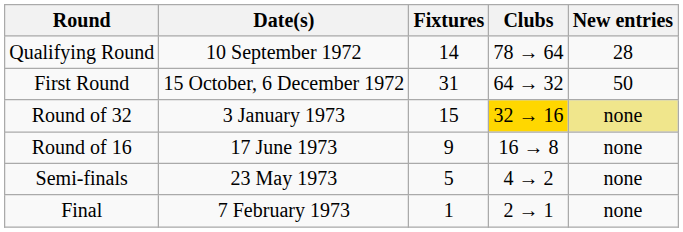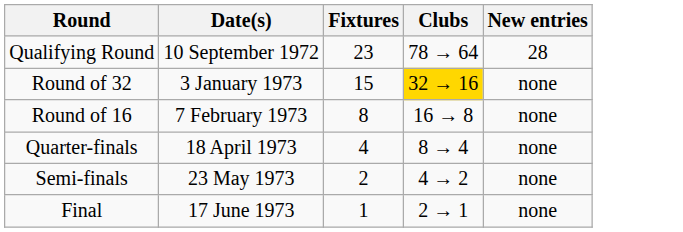(449, 52) 14 -> (364, 52) 23
- row: (82, 83)
(623, 115) khaki background -> (538, 83) no background
(284, 147) 17 June 1973 -> (241, 115) 7 February 1973
(449, 147) 9 -> (364, 115) 8
+ row: (82, 147)
(449, 178) 5 -> (364, 178) 2
(284, 210) 7 February 1973 -> (241, 210) 17 June 1973
